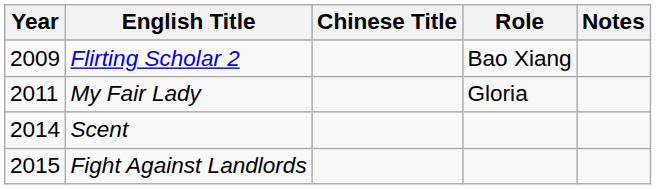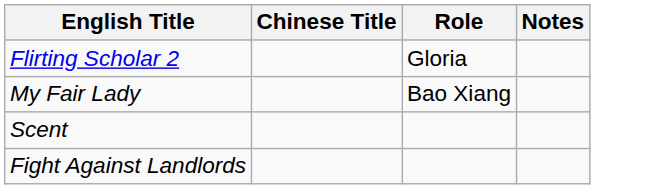- column: (35, 22)
(520, 58) Bao Xiang -> (437, 58) Gloria
(498, 93) Gloria -> (459, 93) Bao Xiang
